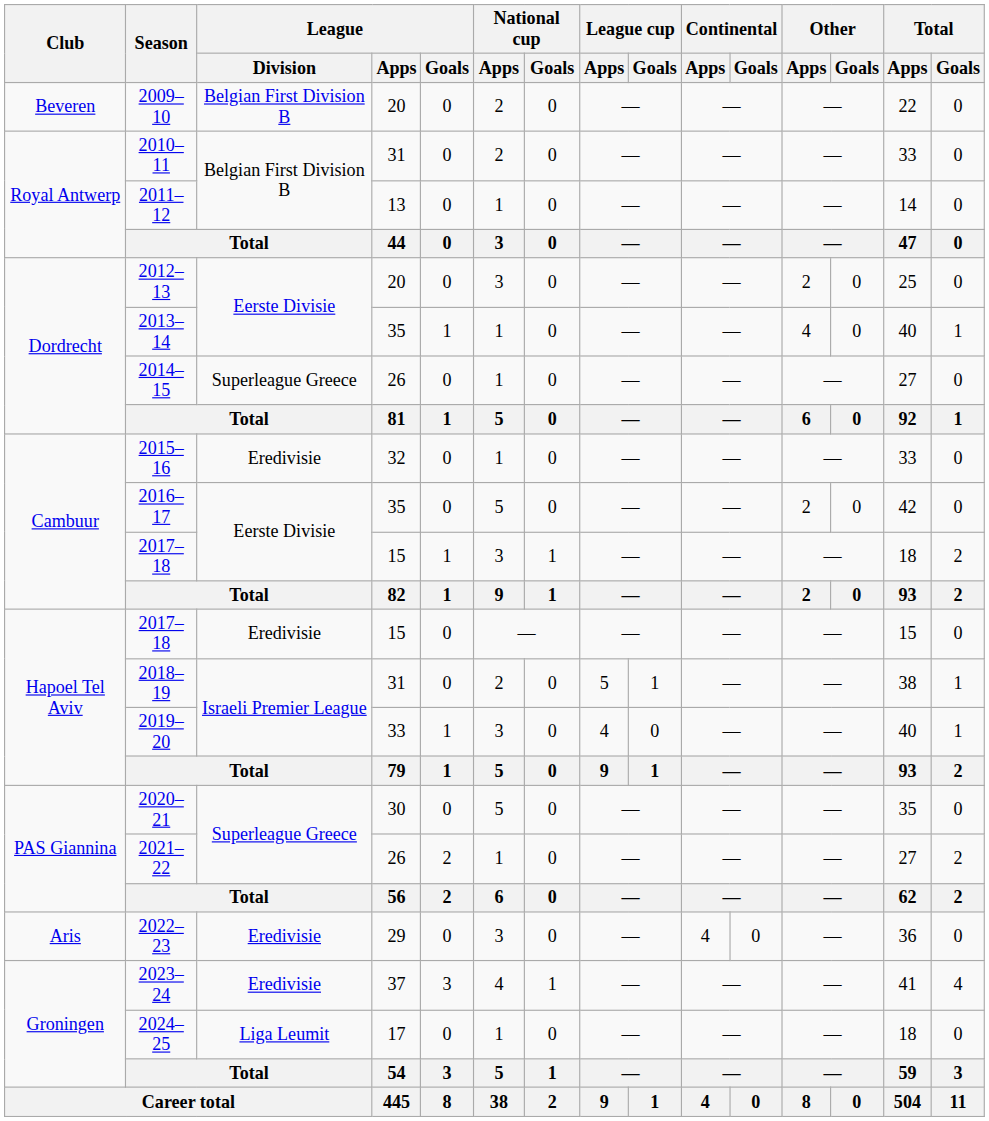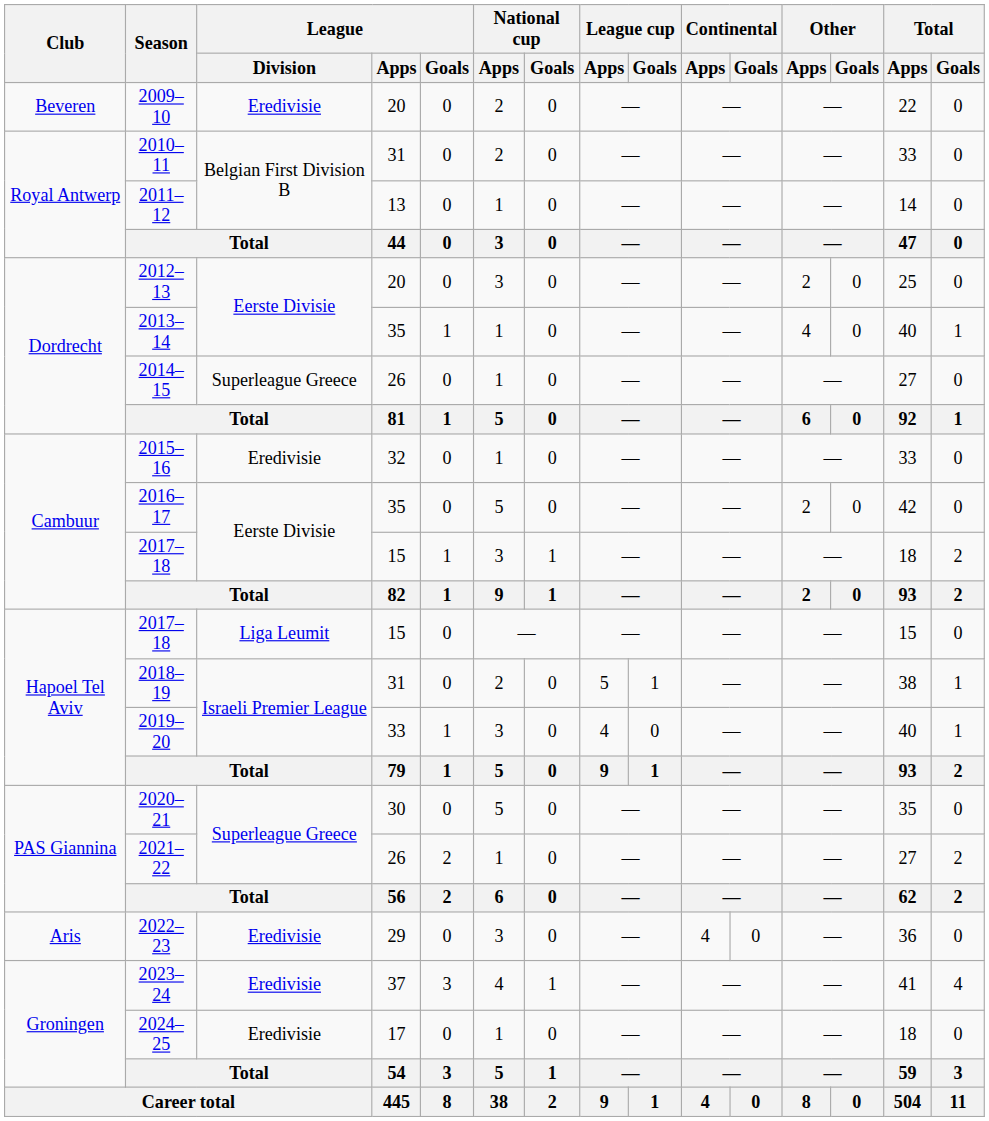(284, 106) Belgian First Division B -> (284, 106) Eredivisie
(284, 633) Eredivisie -> (284, 633) Liga Leumit
(284, 1034) Liga Leumit -> (284, 1034) Eredivisie
